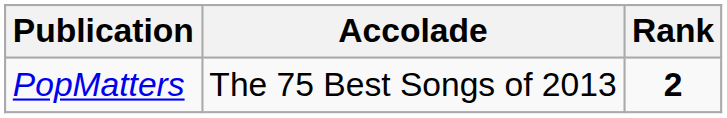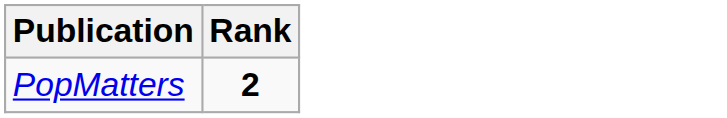- column: (413, 31)
